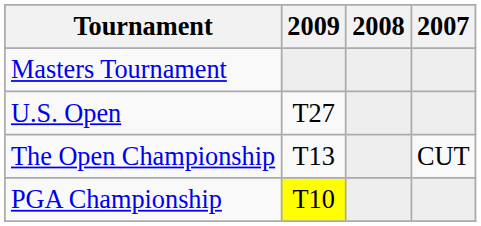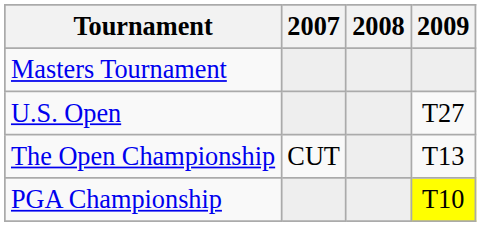columns swapped: (443, 26) <-> (314, 26)
